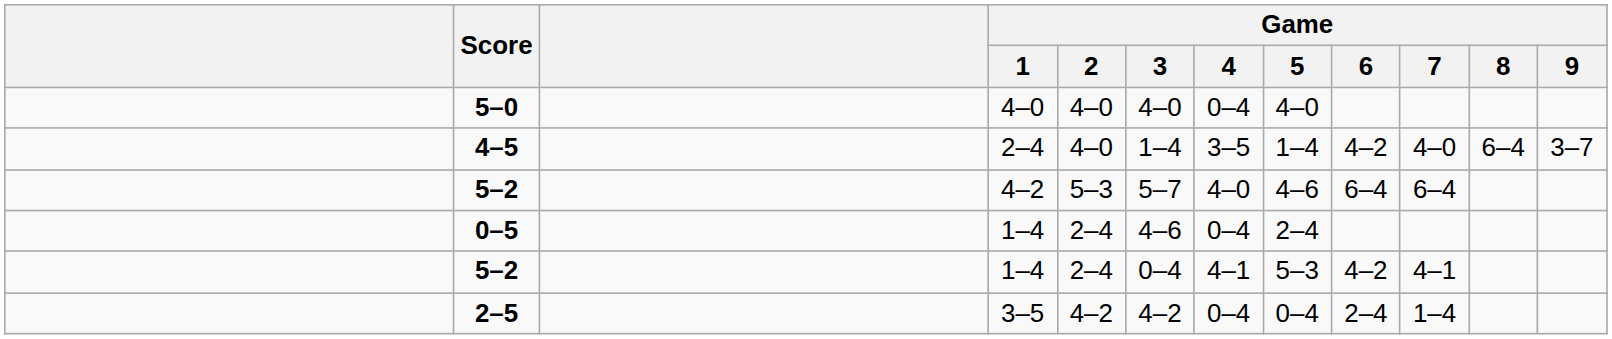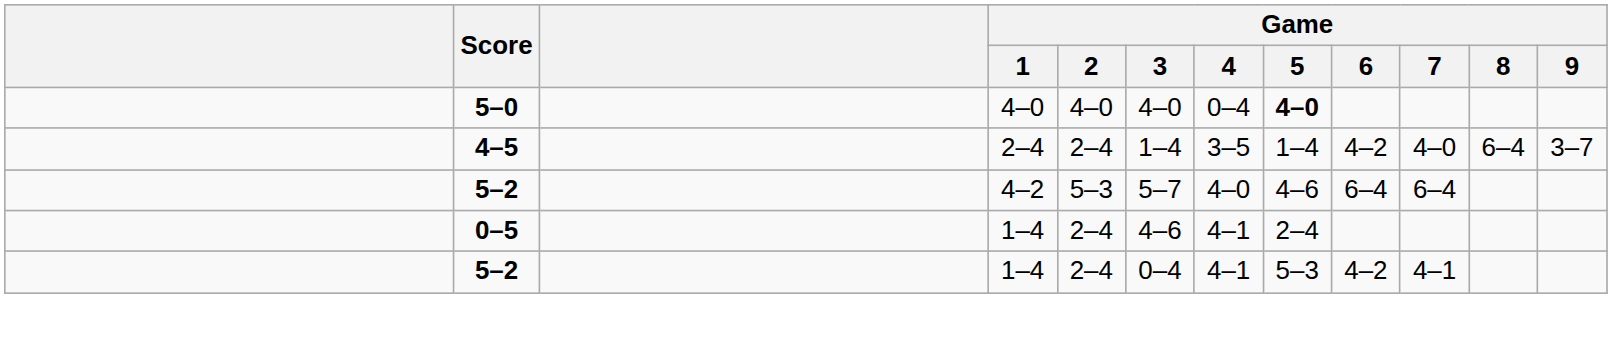(1297, 107) normal -> (1297, 107) bold
(1091, 148) 4–0 -> (1091, 148) 2–4
(1229, 230) 0–4 -> (1229, 230) 4–1
- row: (497, 312)
